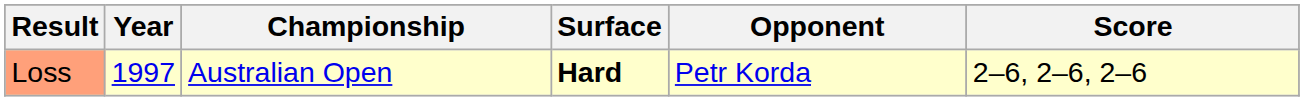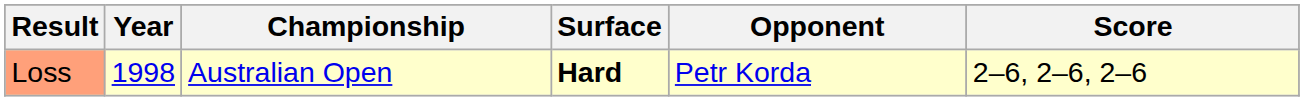(143, 72) 1997 -> (143, 72) 1998
